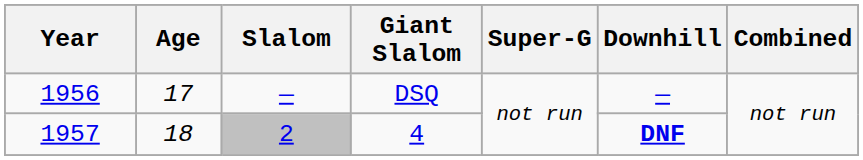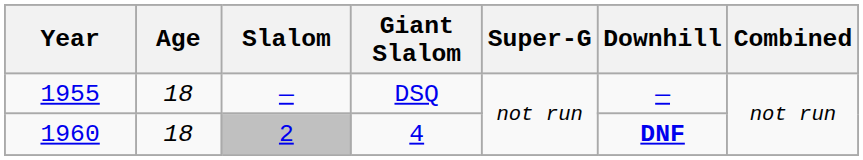(70, 94) 1956 -> (70, 94) 1955
(178, 94) 17 -> (178, 94) 18
(70, 134) 1957 -> (70, 134) 1960
